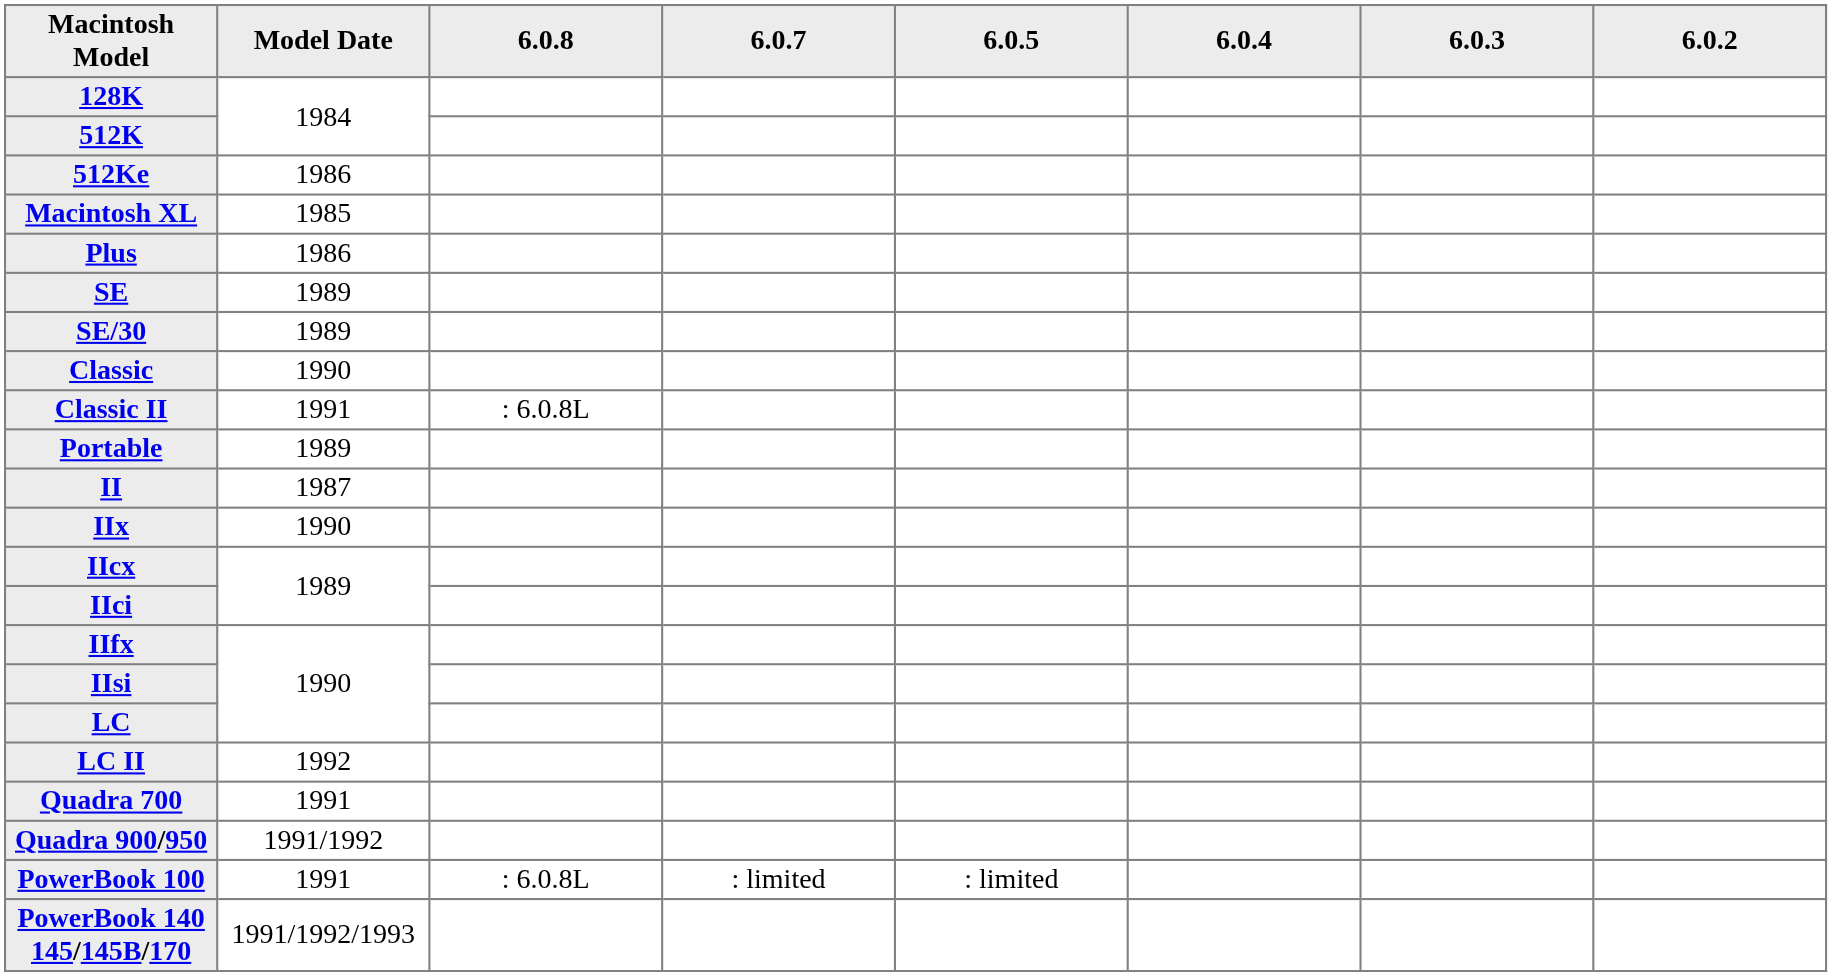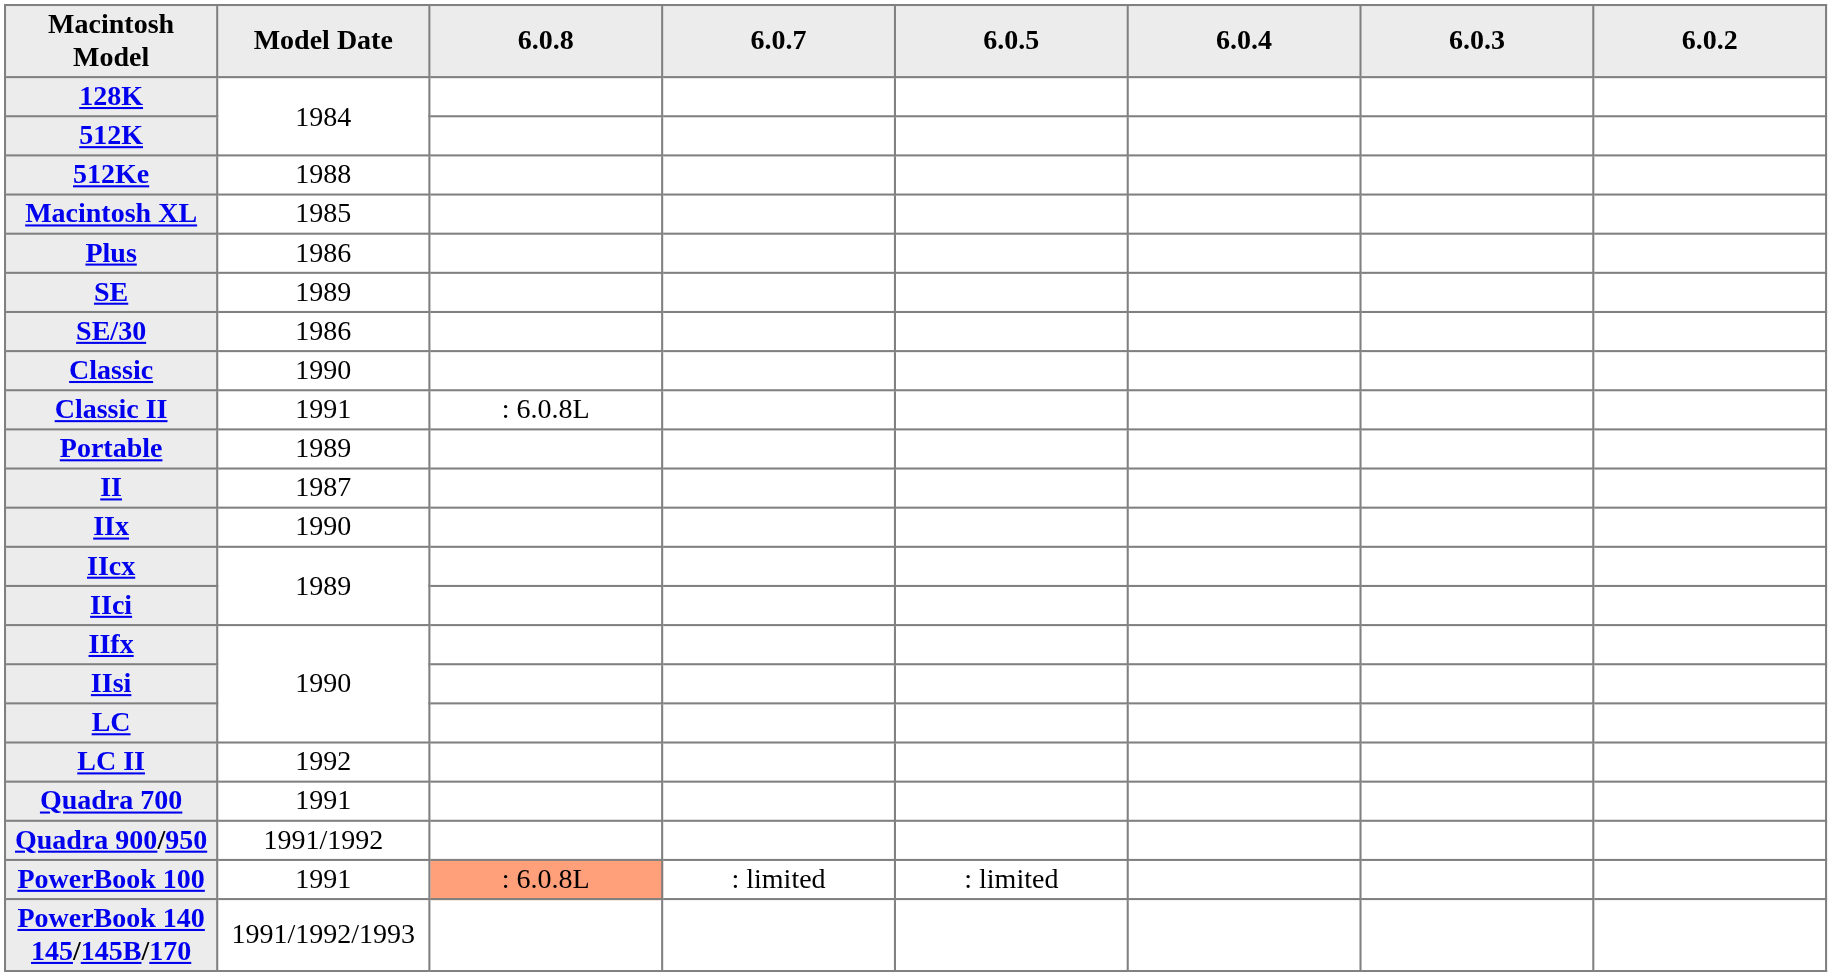(323, 174) 1986 -> (323, 174) 1988
(323, 331) 1989 -> (323, 331) 1986
(546, 878) no background -> (546, 878) lightsalmon background
